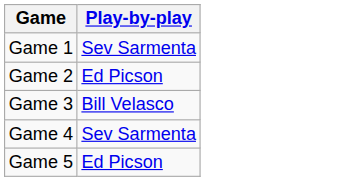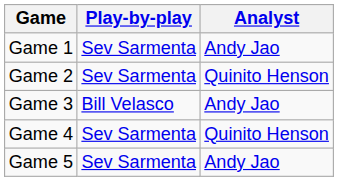+ column: (267, 18)
(122, 76) Ed Picson -> (139, 76) Sev Sarmenta
(122, 162) Ed Picson -> (139, 162) Sev Sarmenta
